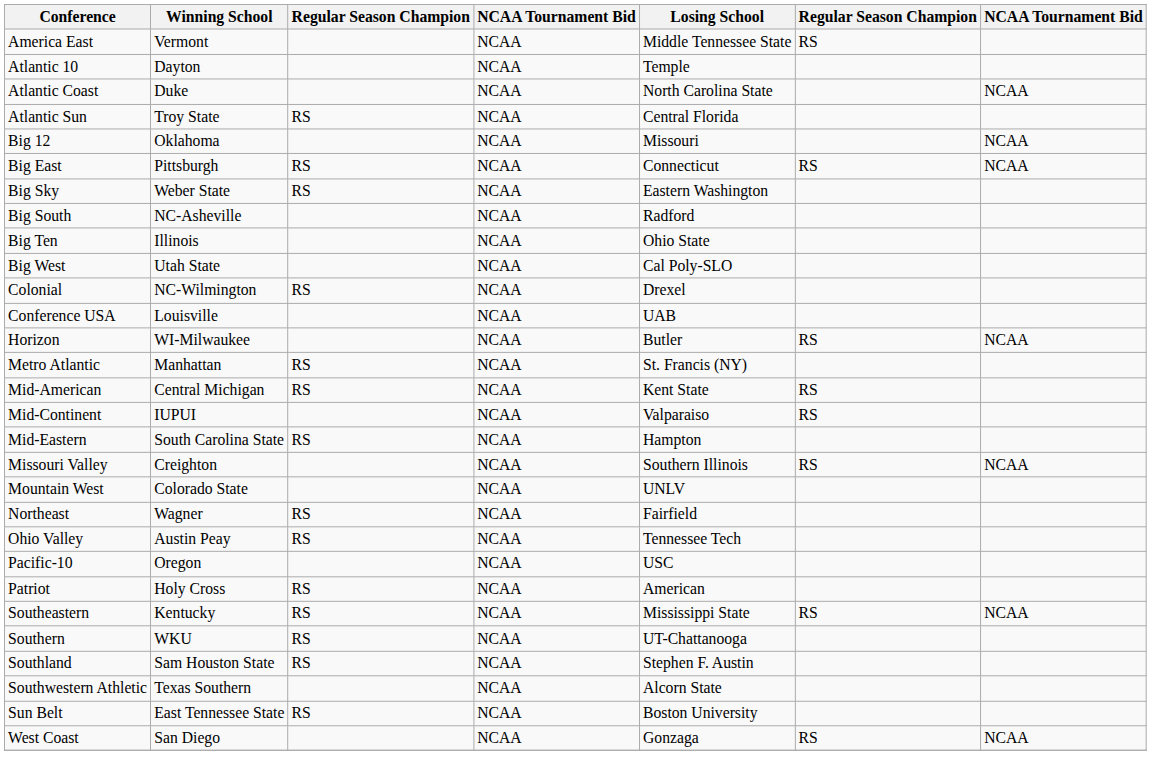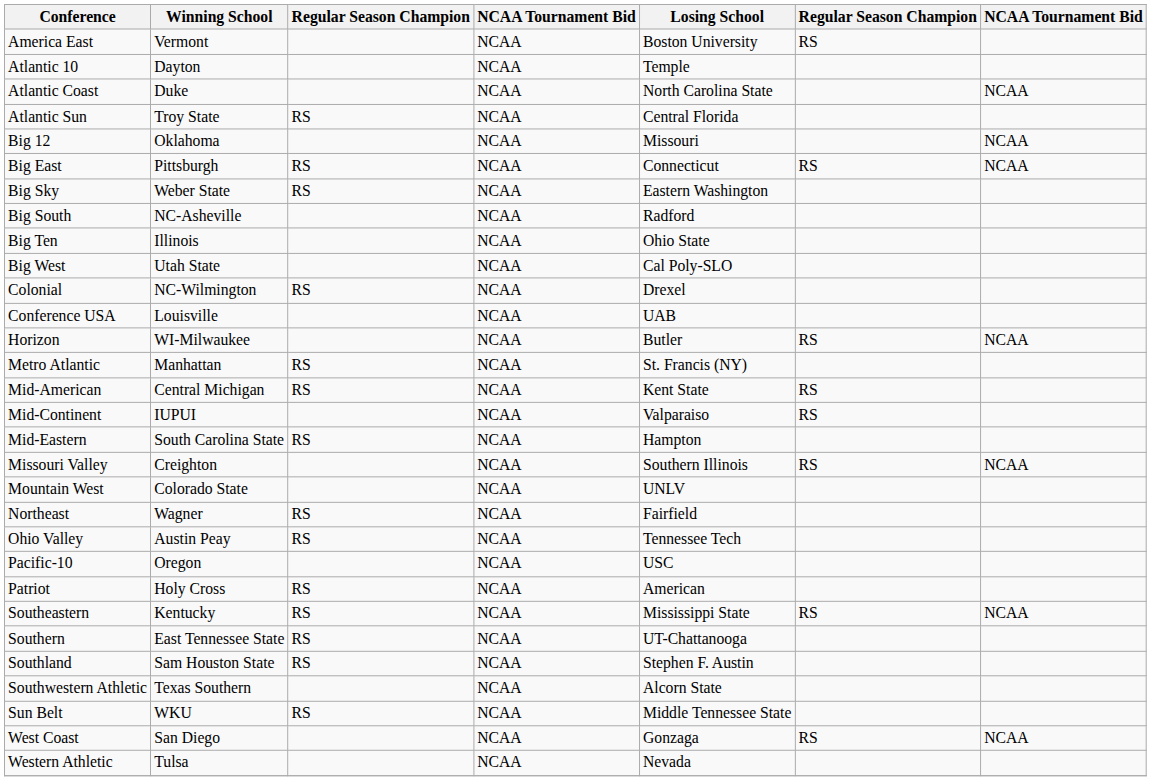(717, 41) Middle Tennessee State -> (700, 41) Boston University
(173, 638) WKU -> (219, 638) East Tennessee State
(219, 713) East Tennessee State -> (173, 713) WKU
(700, 713) Boston University -> (717, 713) Middle Tennessee State
+ row: (60, 762)
